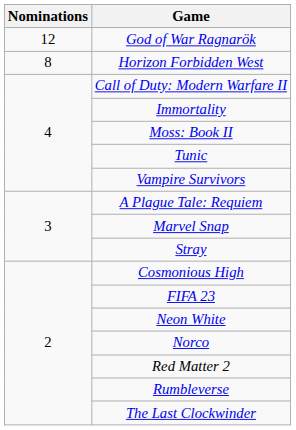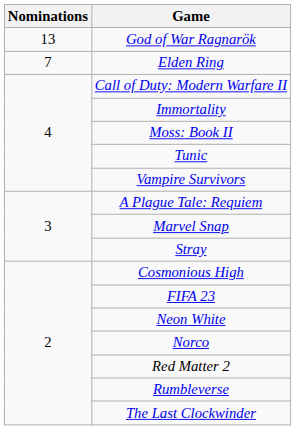(48, 39) 12 -> (48, 39) 13
- row: (191, 62)
+ row: (191, 62)
